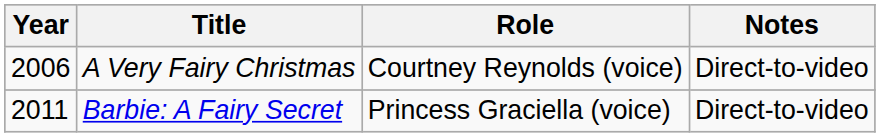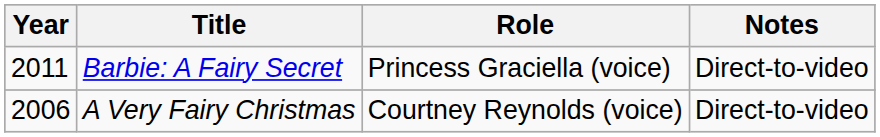rows swapped: (219, 68) <-> (212, 110)
